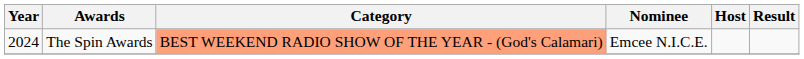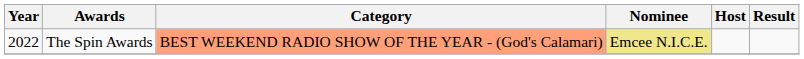(24, 41) 2024 -> (24, 41) 2022
(659, 41) no background -> (659, 41) khaki background
